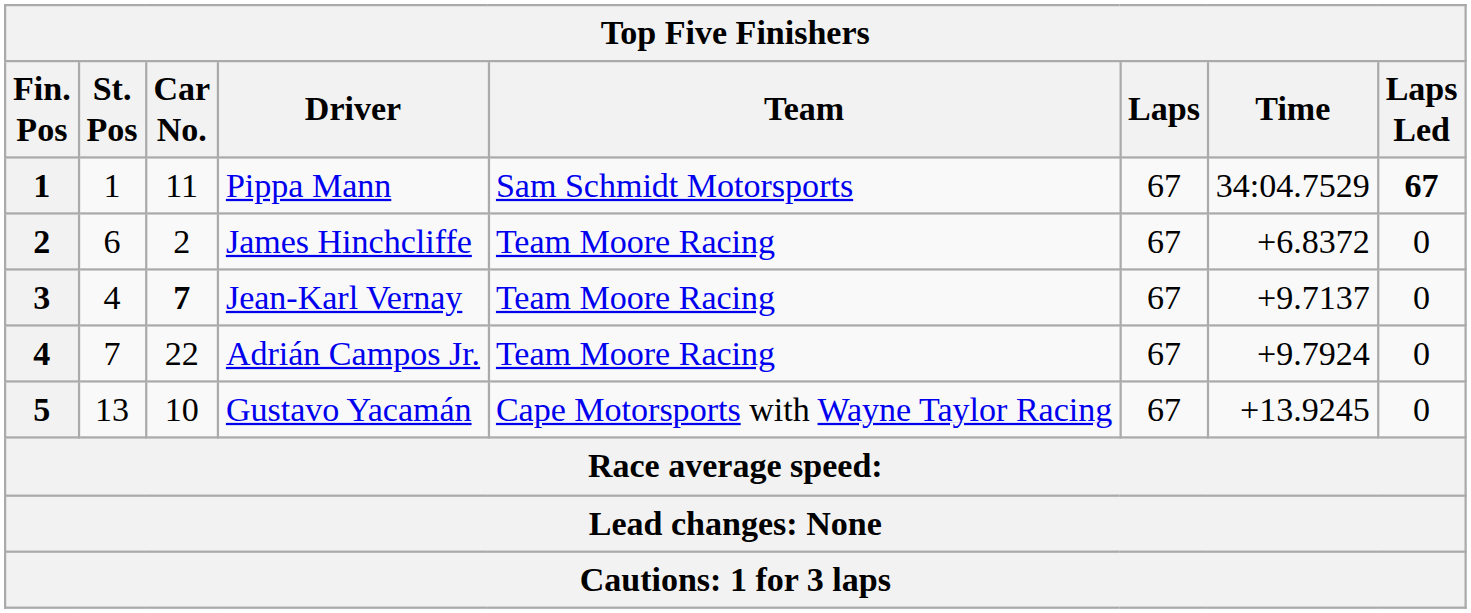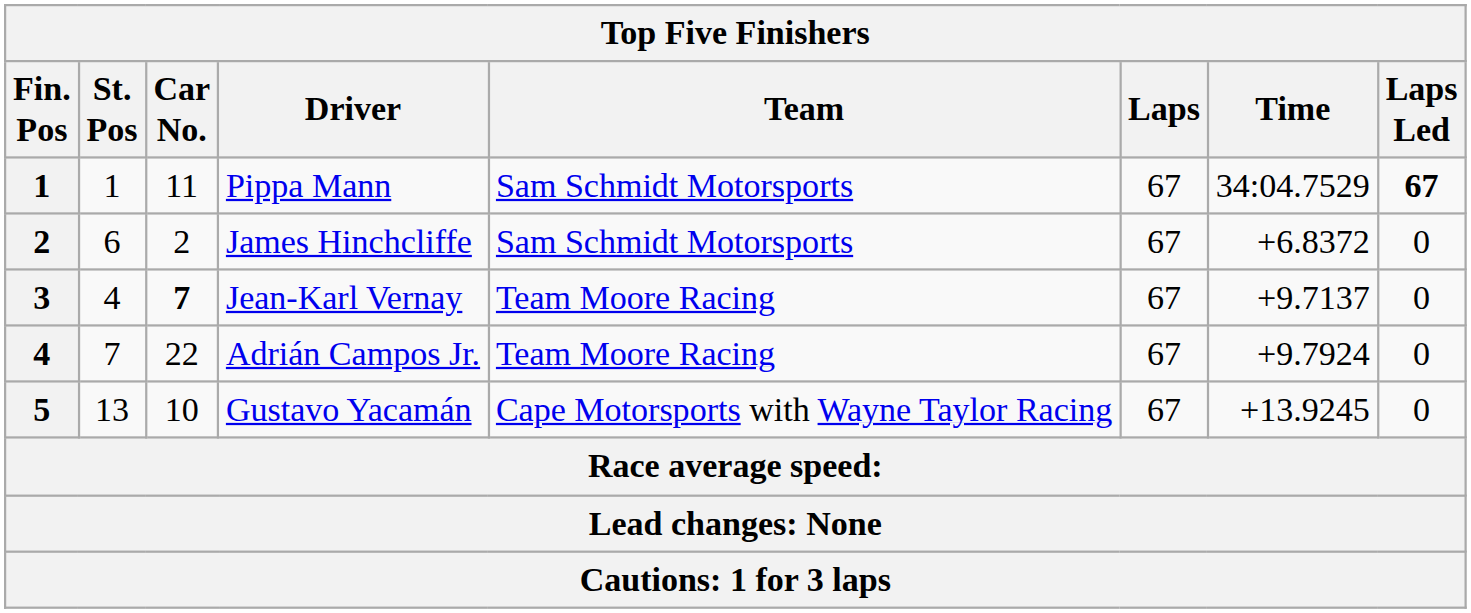(636, 241) Team Moore Racing -> (675, 241) Sam Schmidt Motorsports
